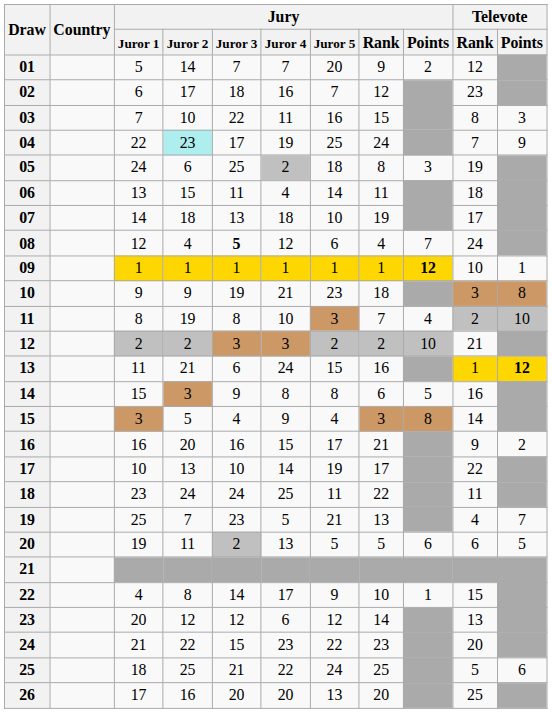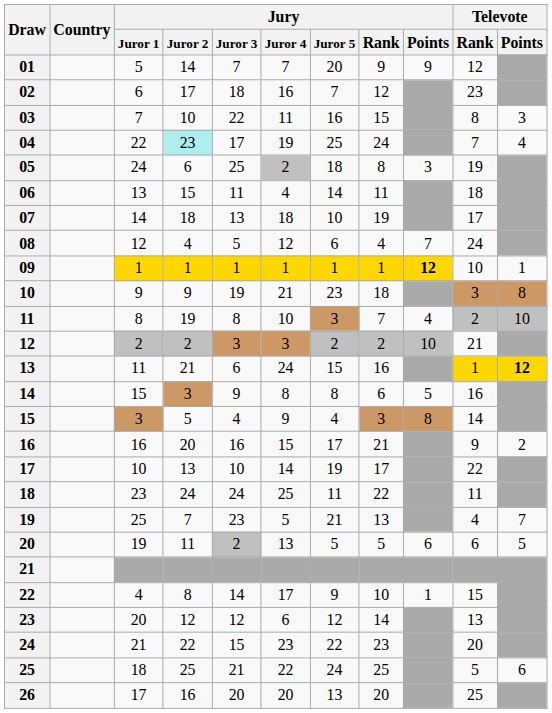(428, 67) 2 -> (428, 67) 9
(522, 142) 9 -> (522, 142) 4
(237, 243) bold -> (237, 243) normal
